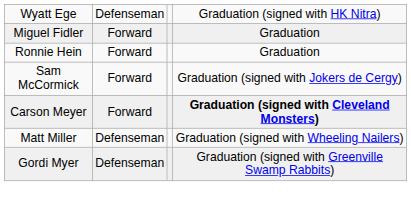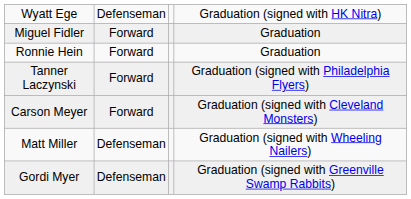+ row: (49, 78)
- row: (48, 78)
(290, 111) bold -> (290, 111) normal
